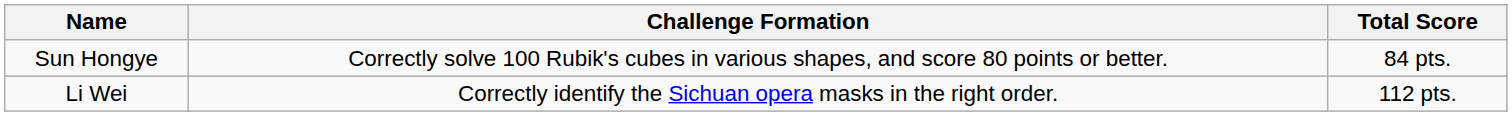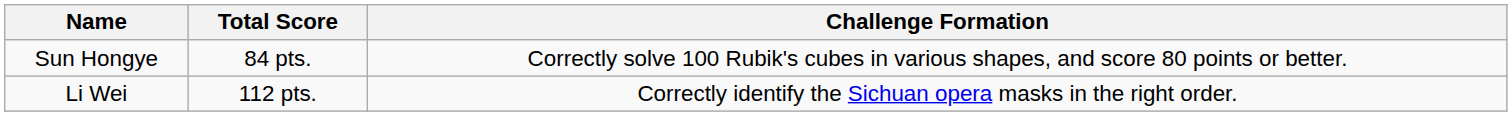columns swapped: (1418, 22) <-> (758, 22)
